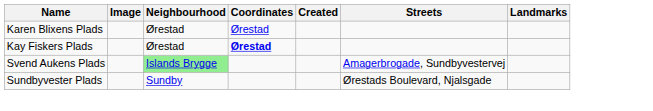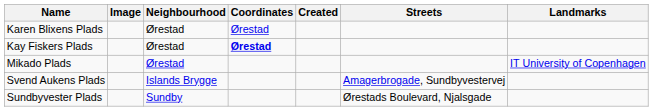+ row: (39, 64)
(181, 64) lightgreen background -> (181, 81) no background
